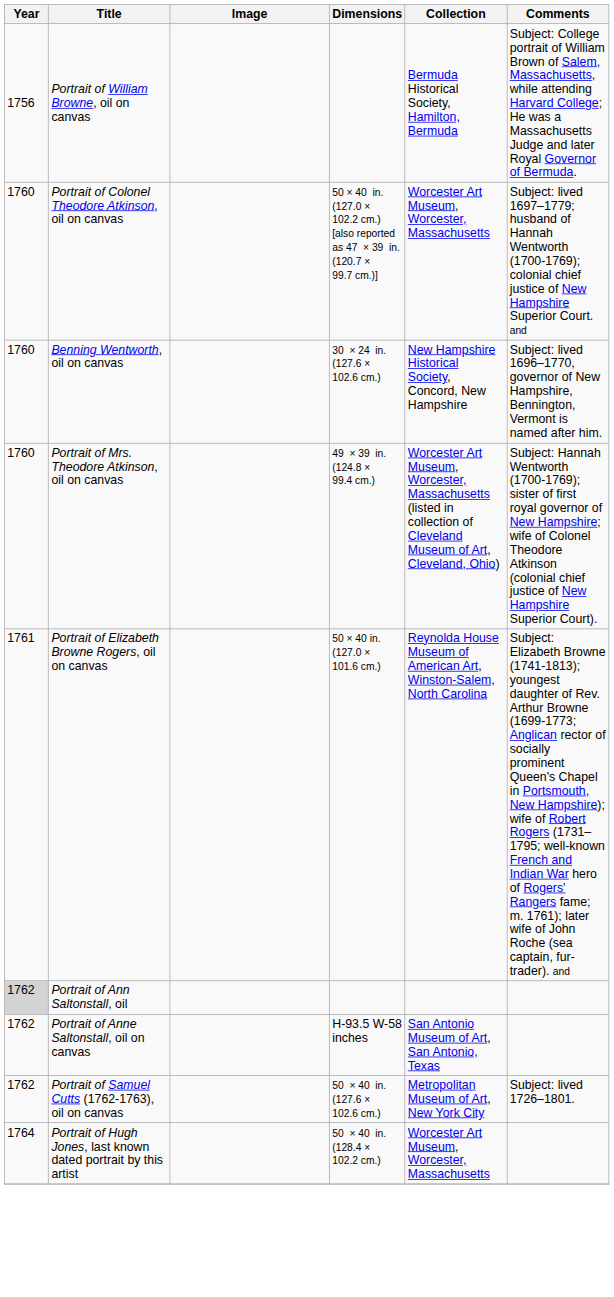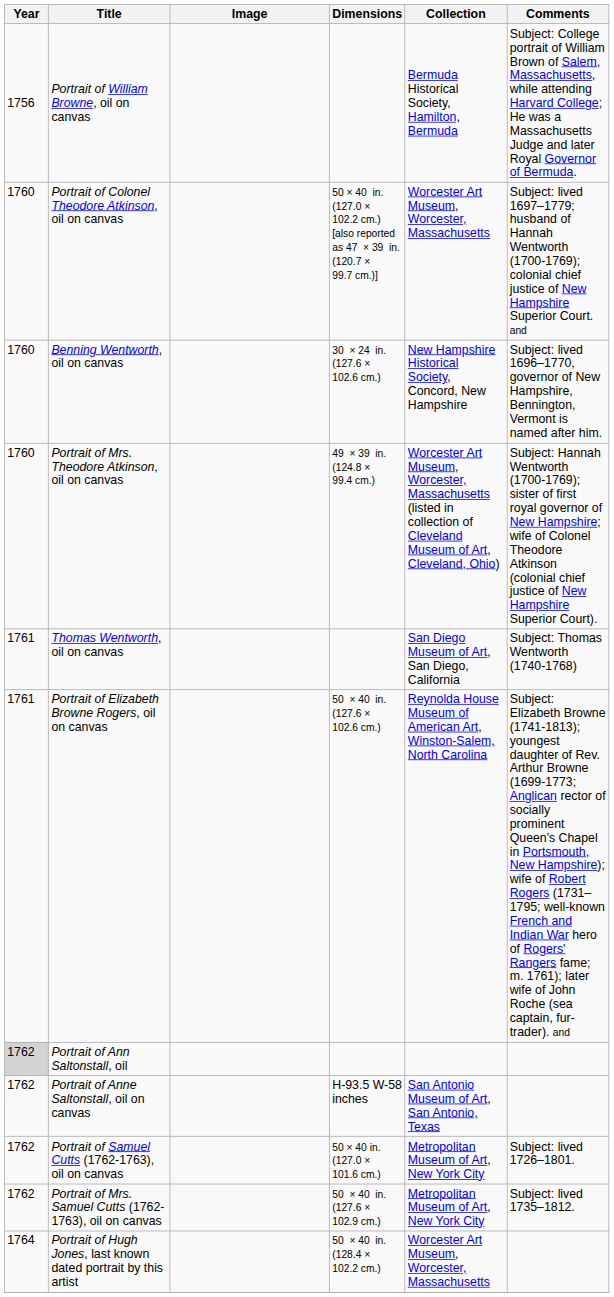+ row: (106, 645)
(357, 653) 50 × 40 in. (127.0 × 101.6 cm.) -> (359, 714) 50 × 40 in. (127.6 × 102.6 cm.)
(359, 1099) 50 × 40 in. (127.6 × 102.6 cm.) -> (357, 1161) 50 × 40 in. (127.0 × 101.6 cm.)
+ row: (108, 1207)
